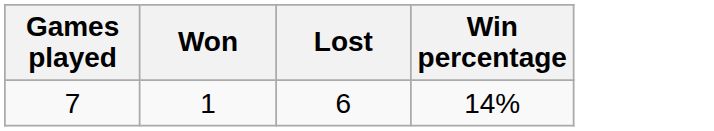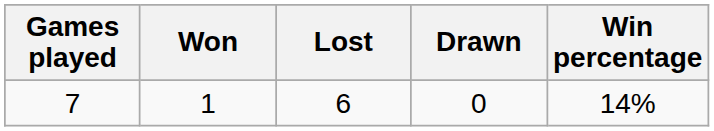+ column: (479, 42)
